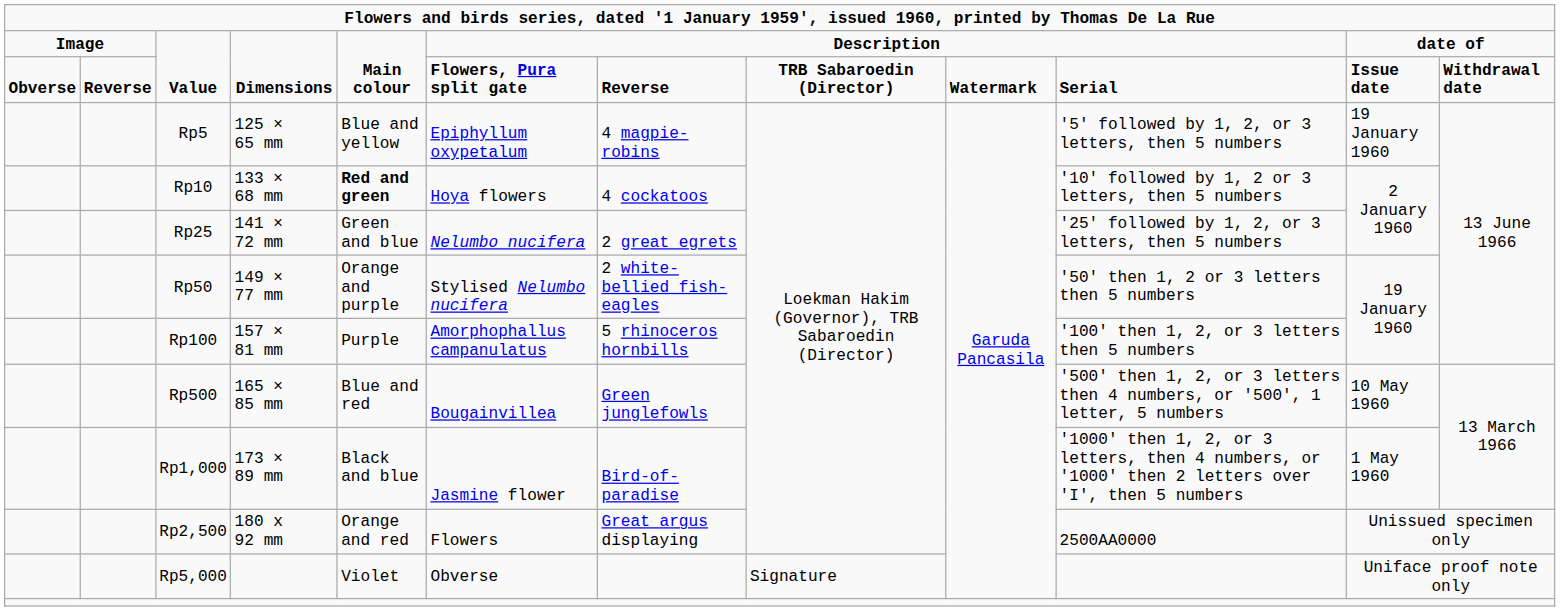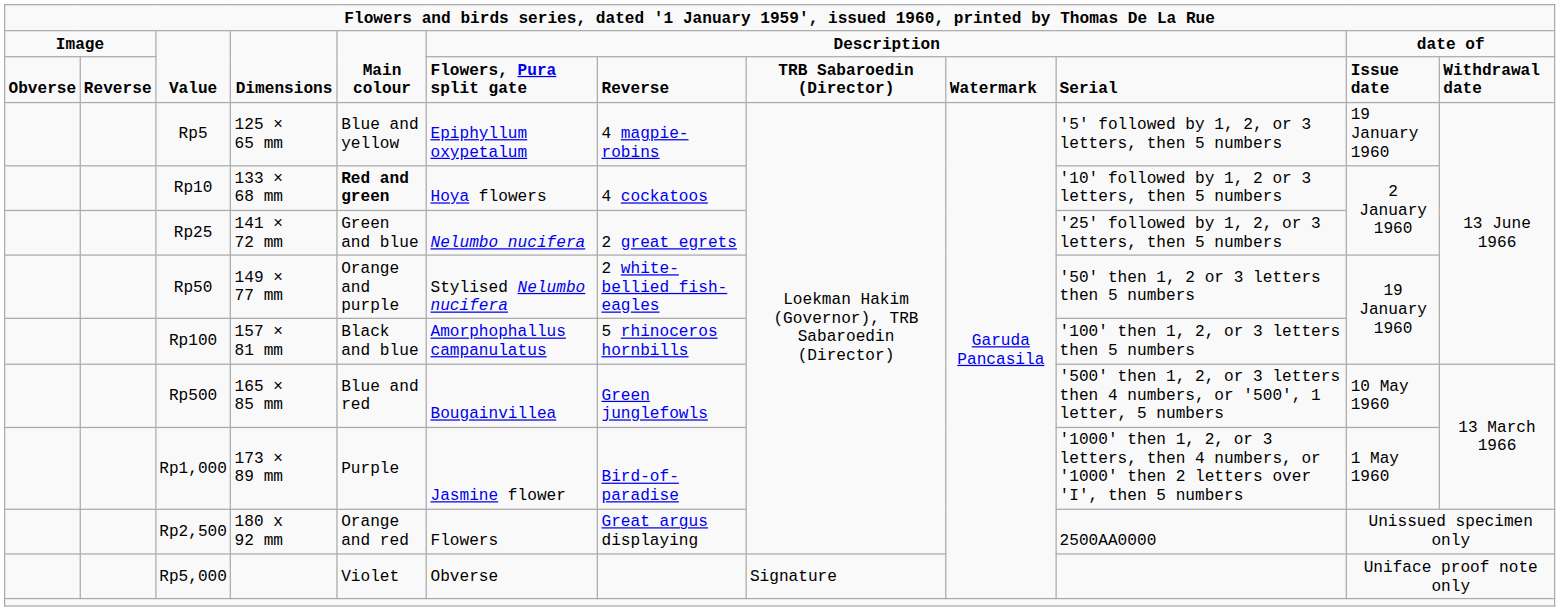(370, 341) Purple -> (380, 341) Black and blue
(380, 468) Black and blue -> (370, 468) Purple
